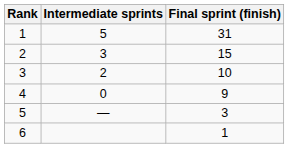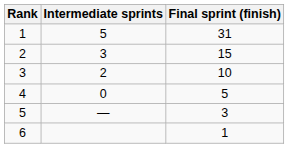(225, 93) 9 -> (225, 93) 5
